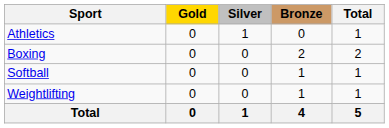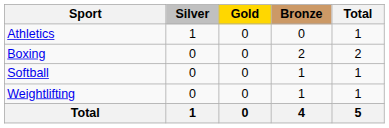columns swapped: (192, 14) <-> (245, 14)
